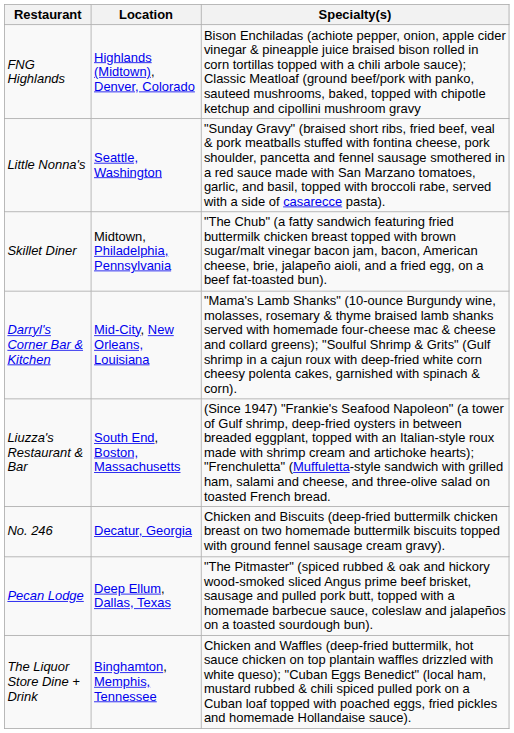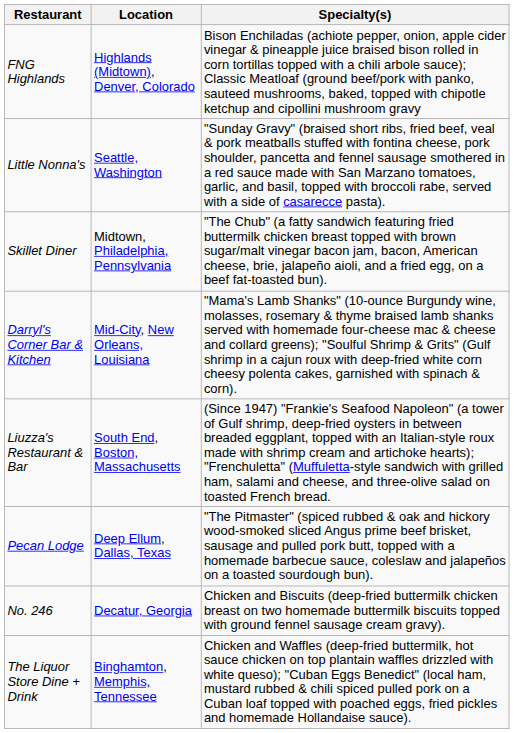rows swapped: (46, 596) <-> (30, 531)
